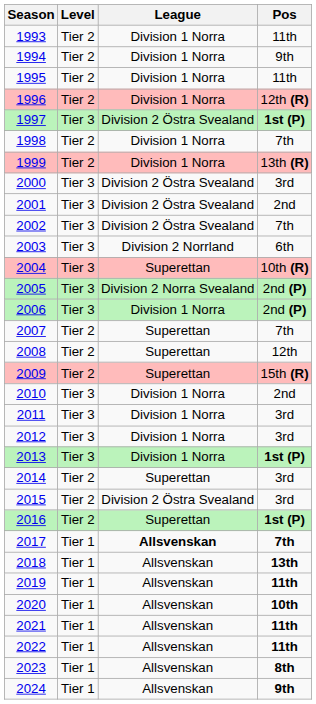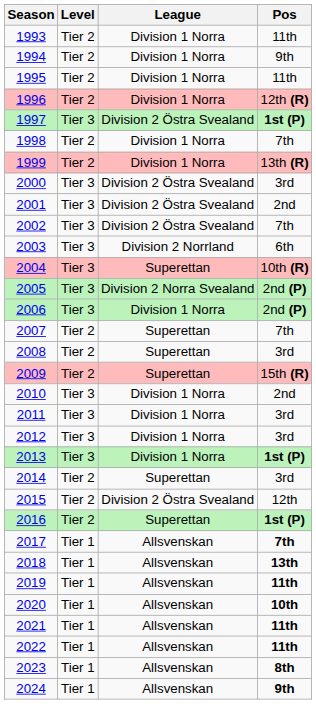(285, 352) 12th -> (285, 352) 3rd
(285, 499) 3rd -> (285, 499) 12th
(178, 541) bold -> (178, 541) normal
